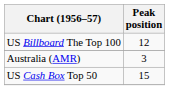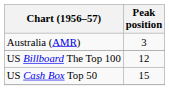rows swapped: (44, 59) <-> (64, 42)
